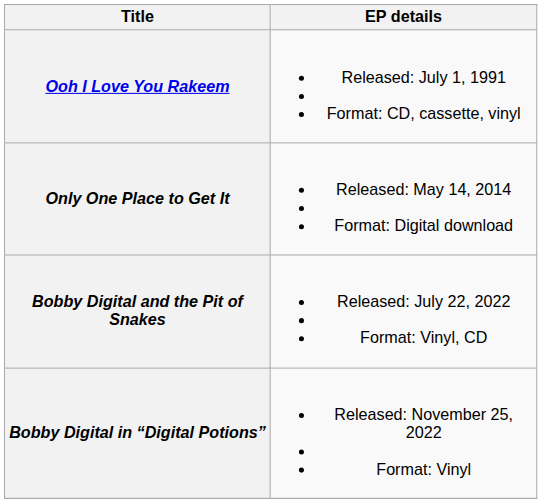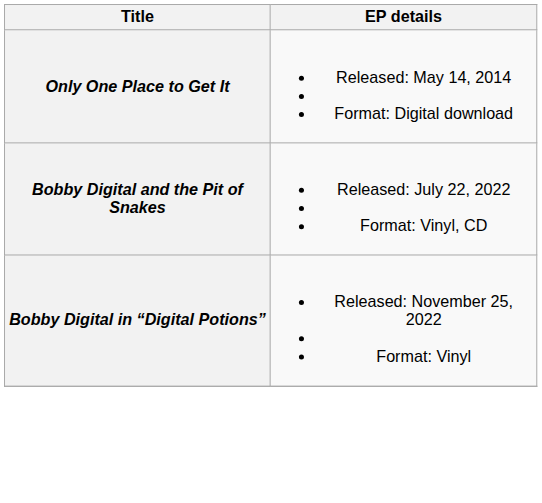- row: (138, 86)
